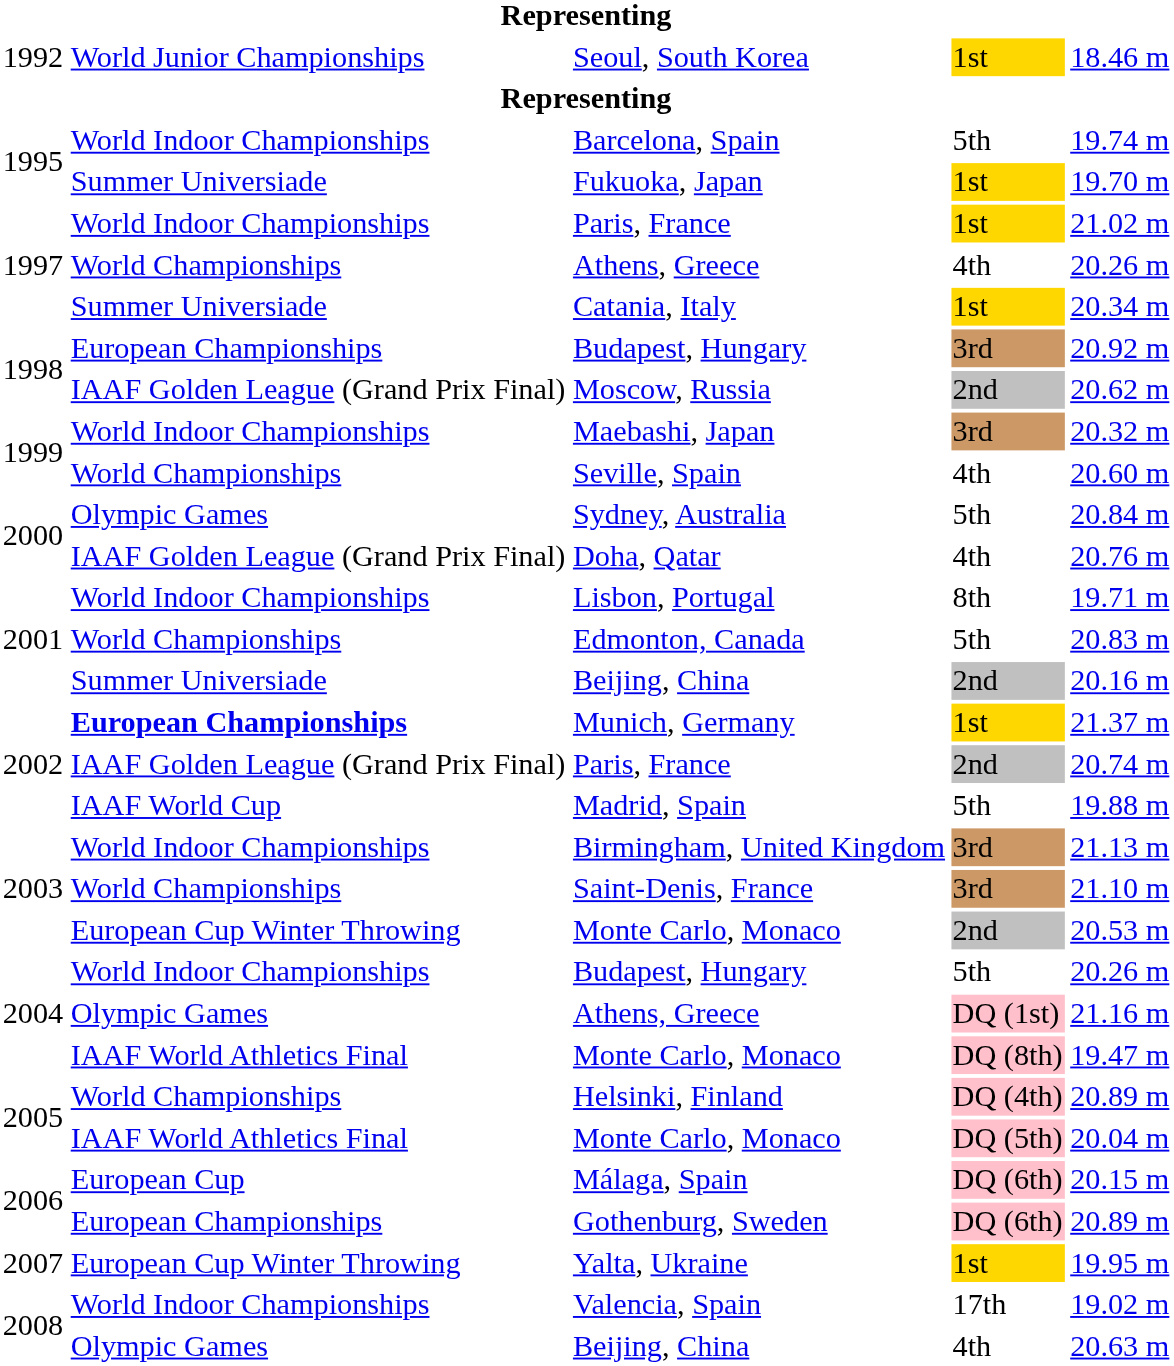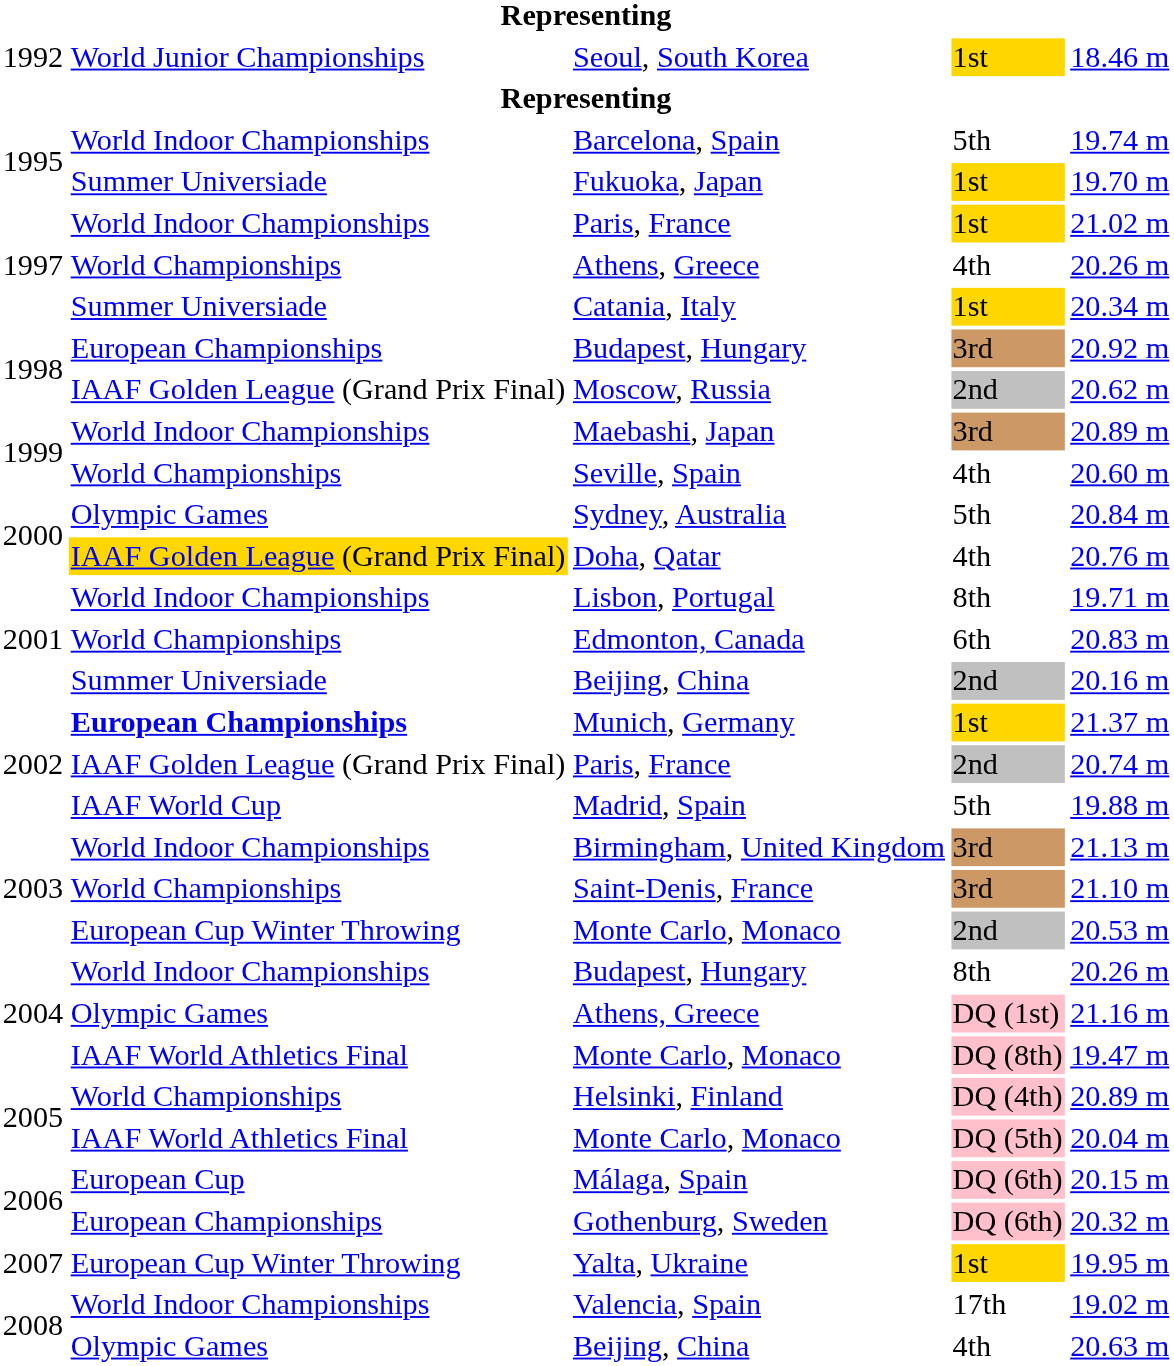(1120, 431) 20.32 m -> (1120, 431) 20.89 m
(318, 555) no background -> (318, 555) gold background
(972, 638) 5th -> (972, 638) 6th
(972, 971) 5th -> (972, 971) 8th
(1120, 1221) 20.89 m -> (1120, 1221) 20.32 m
